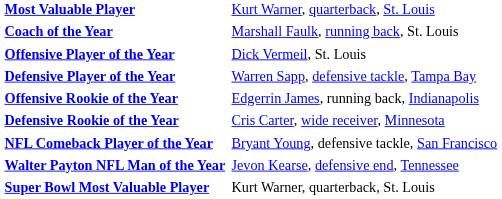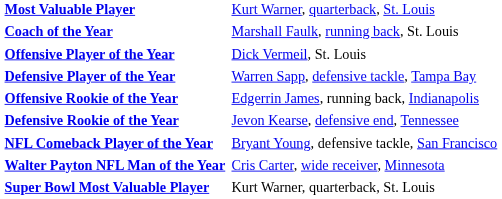(338, 120) Cris Carter, wide receiver, Minnesota -> (345, 120) Jevon Kearse, defensive end, Tennessee
(345, 165) Jevon Kearse, defensive end, Tennessee -> (338, 165) Cris Carter, wide receiver, Minnesota
